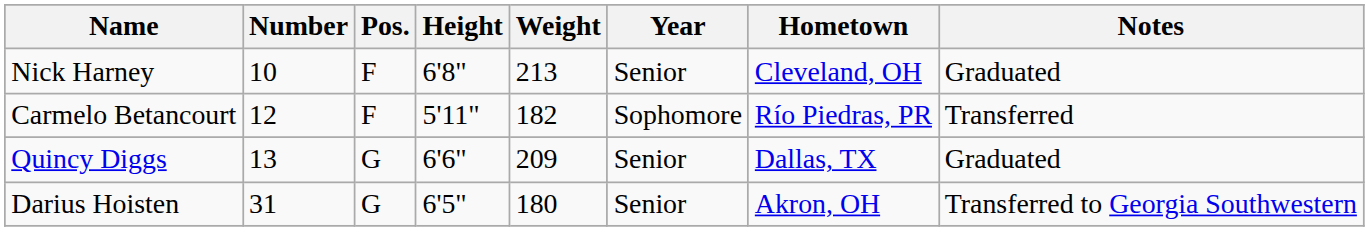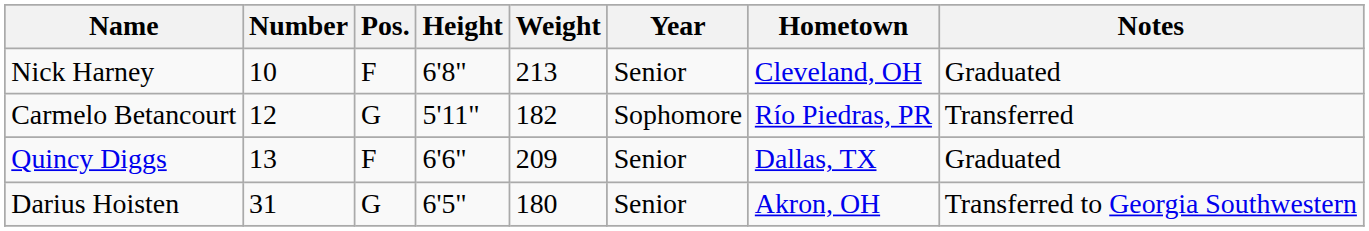(369, 114) F -> (371, 114) G
(371, 159) G -> (369, 159) F
